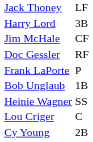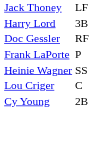- row: (32, 38)
- row: (35, 85)
